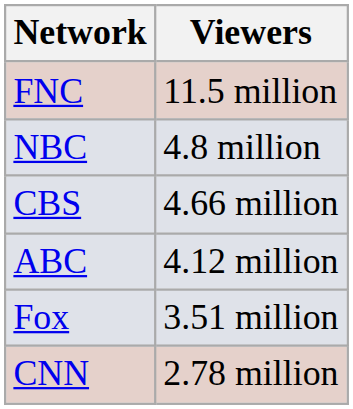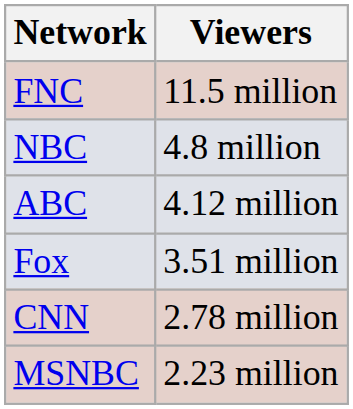- row: (47, 203)
+ row: (76, 373)
